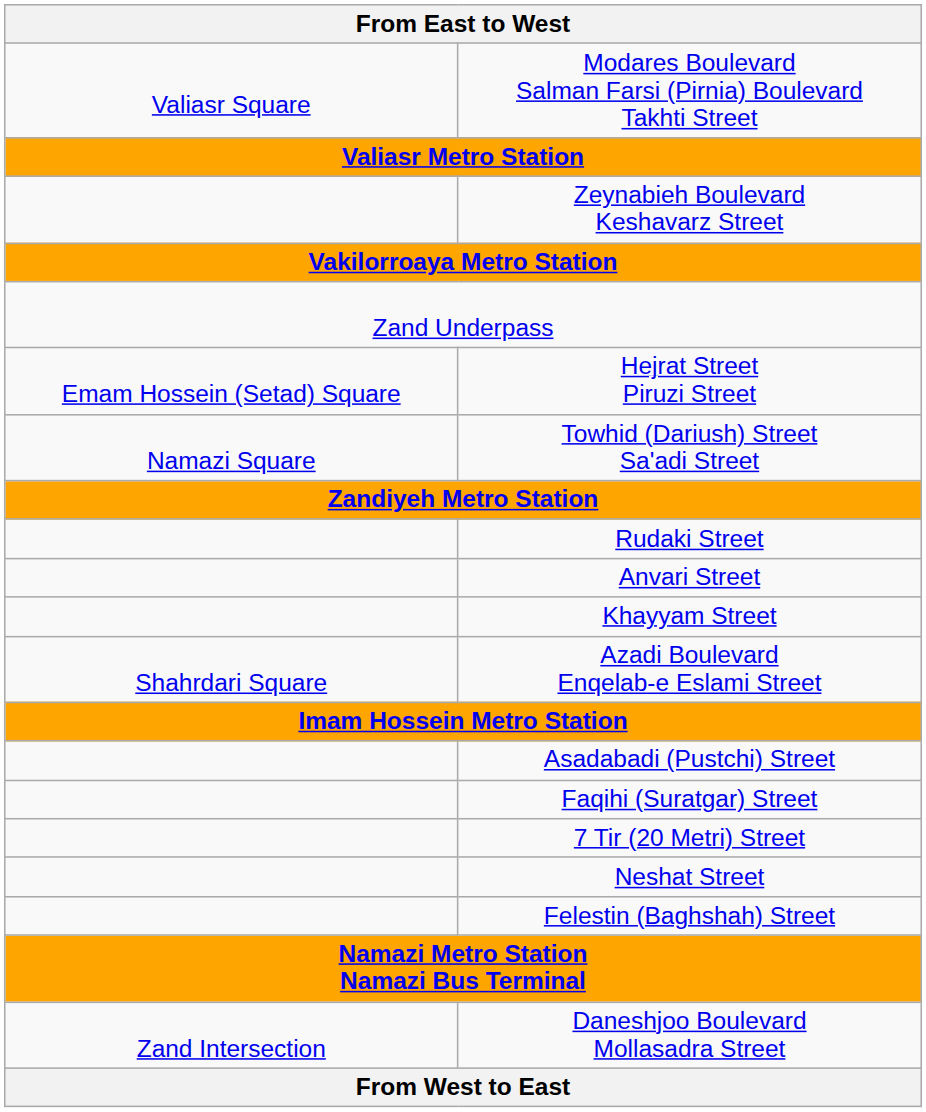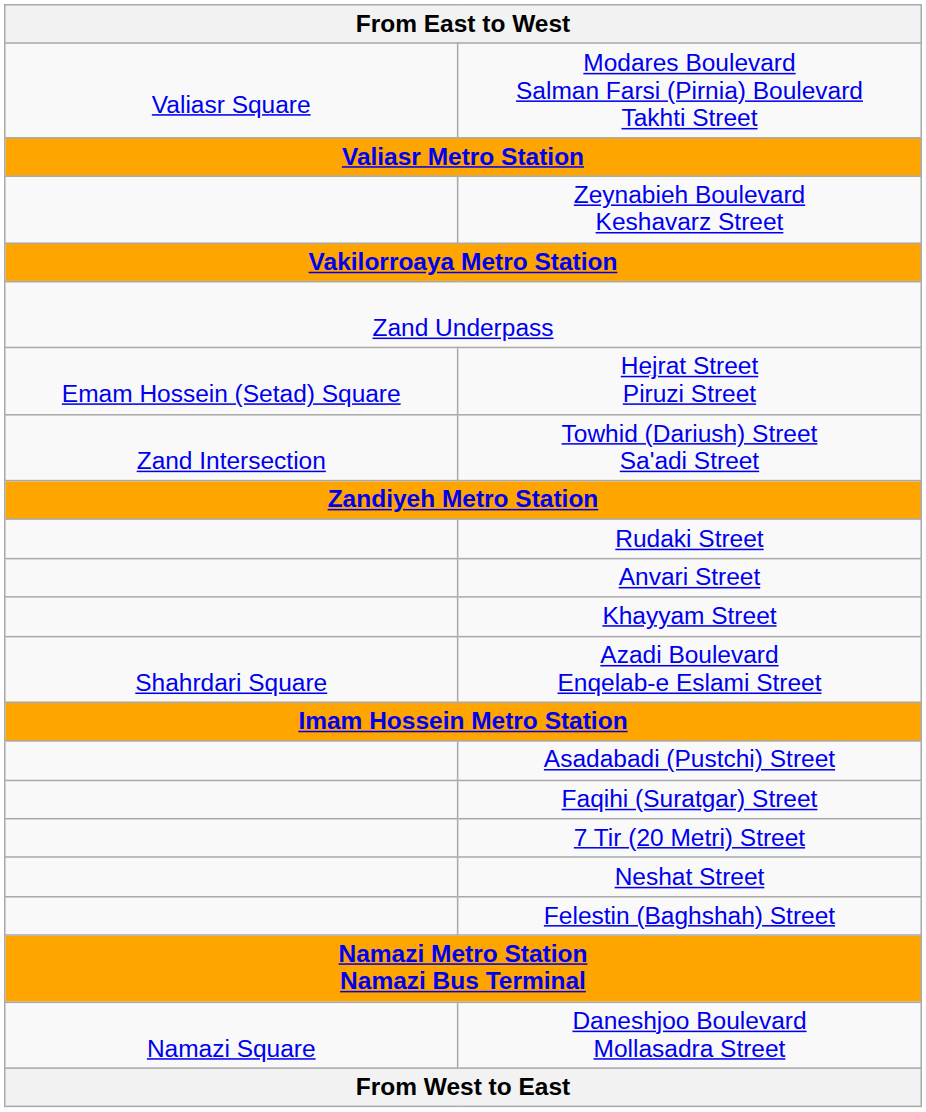(231, 460) Namazi Square -> (231, 460) Zand Intersection
(231, 1048) Zand Intersection -> (231, 1048) Namazi Square
